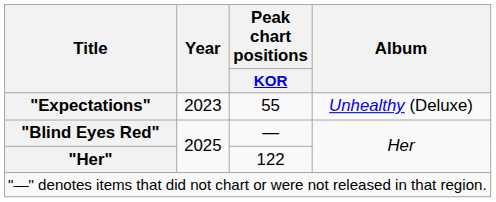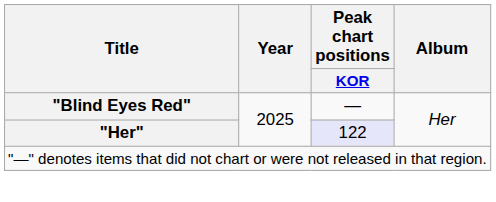- row: (90, 106)
(271, 159) no background -> (353, 132) lavender background
